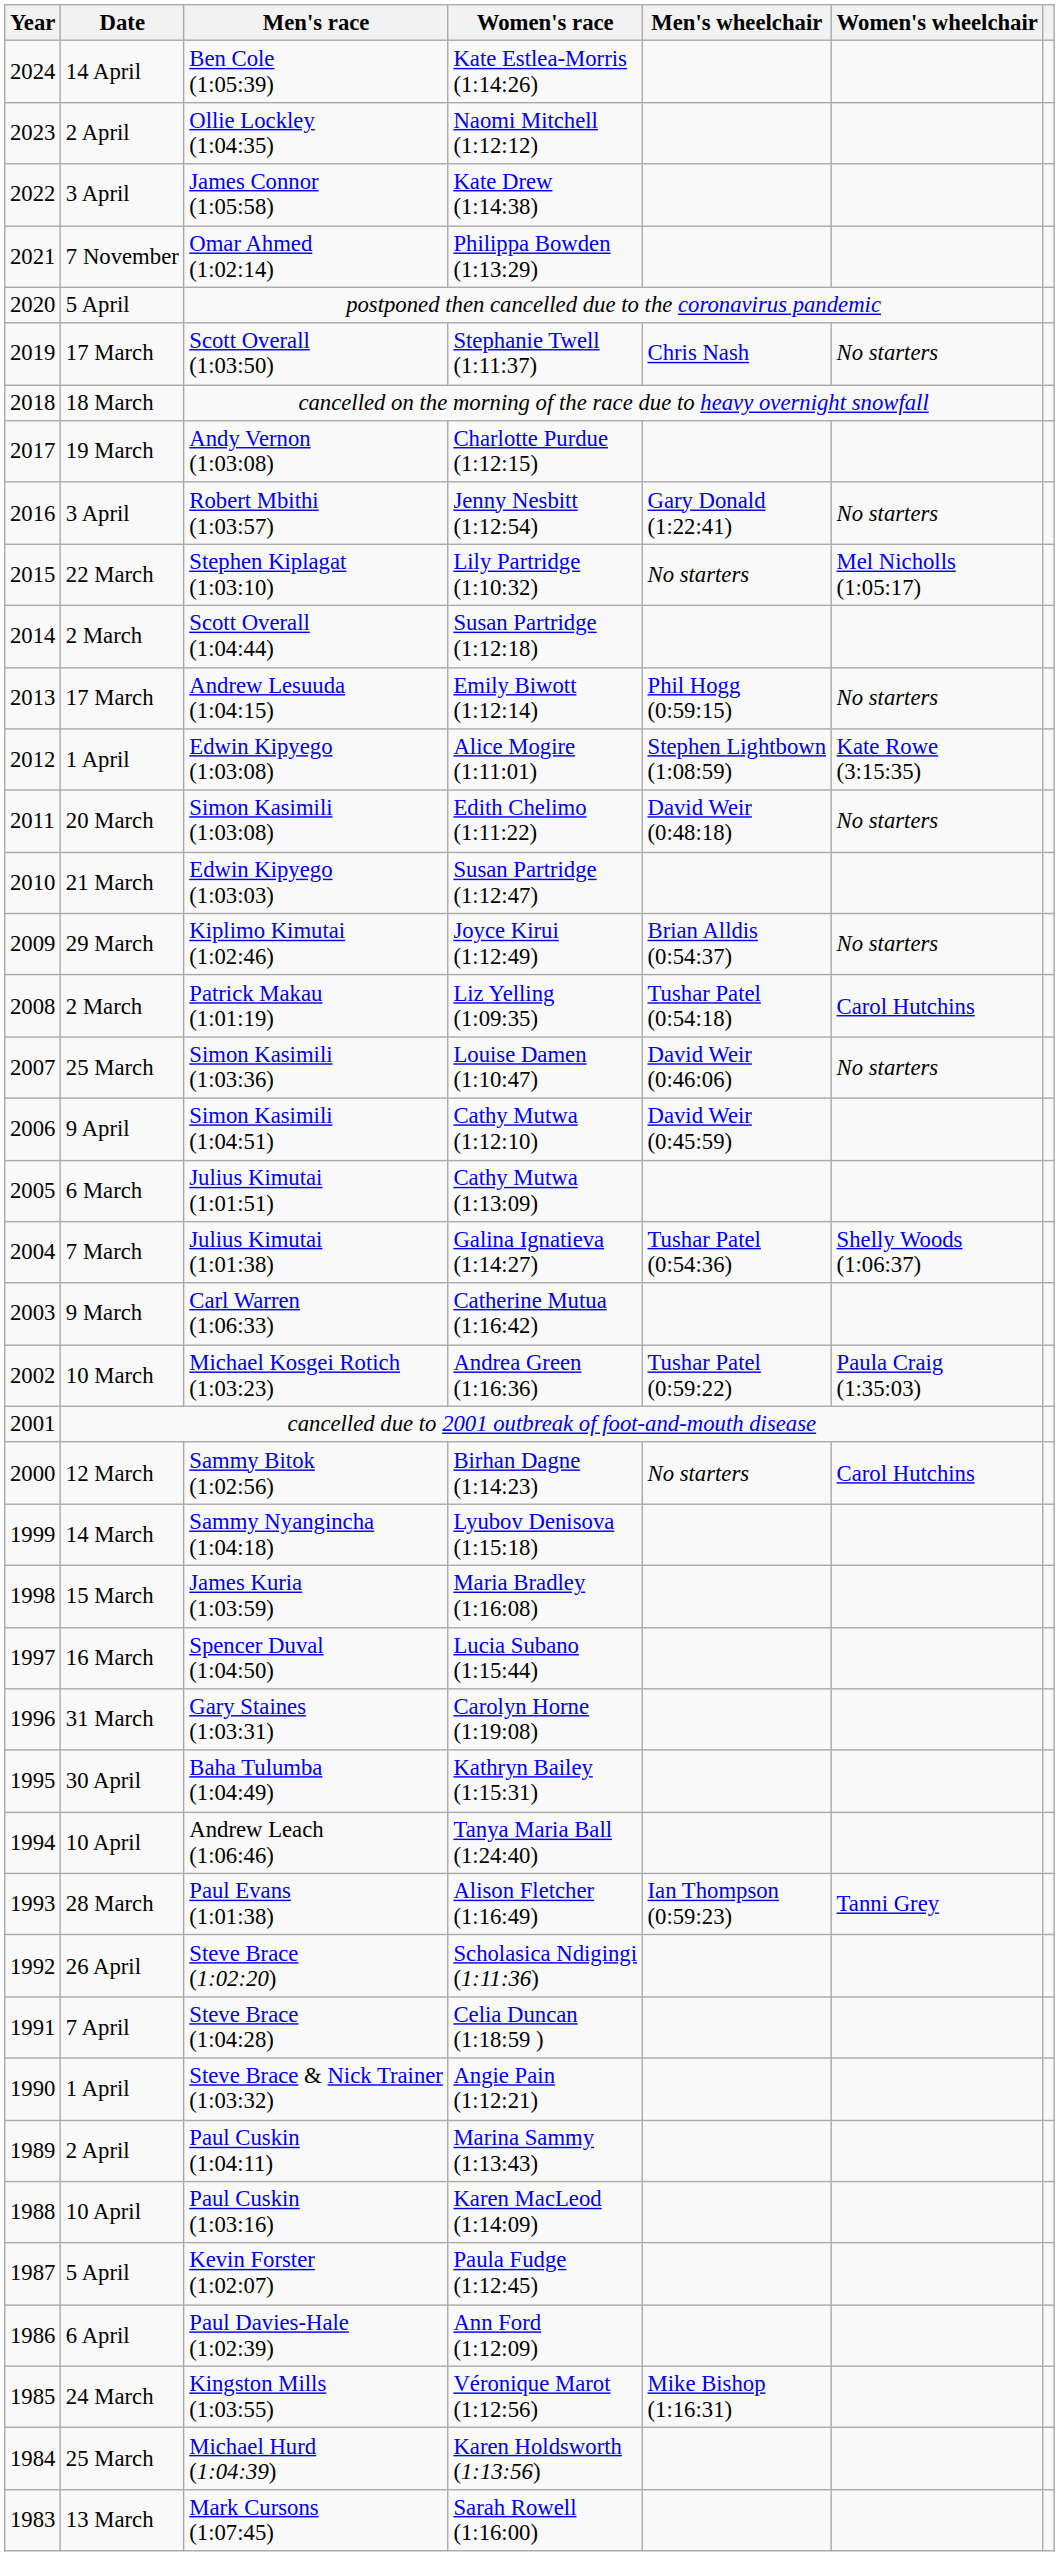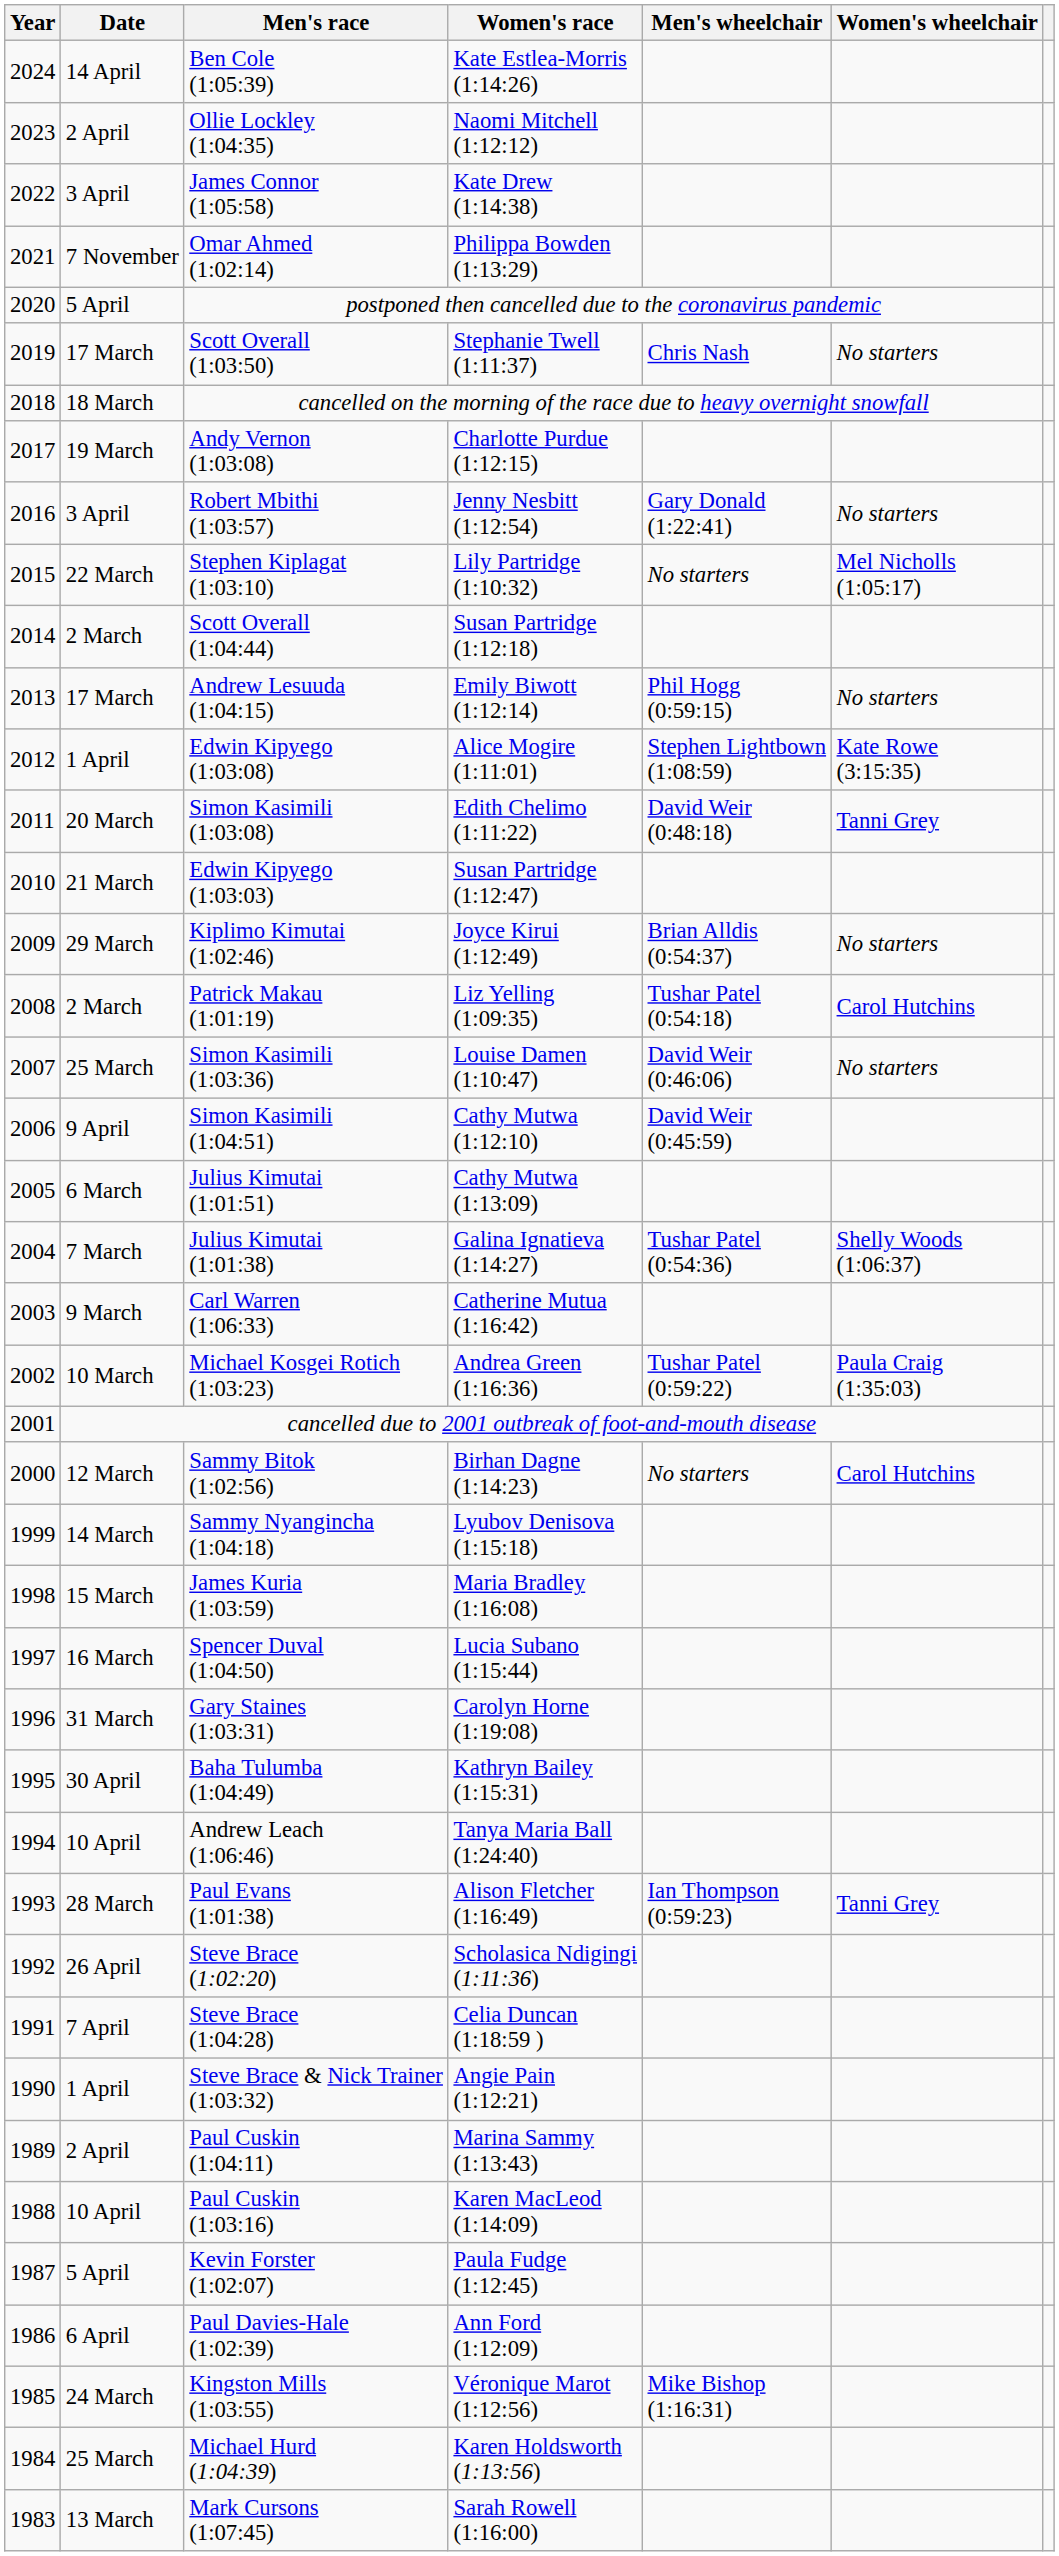(887, 820) No starters -> (888, 820) Tanni Grey
